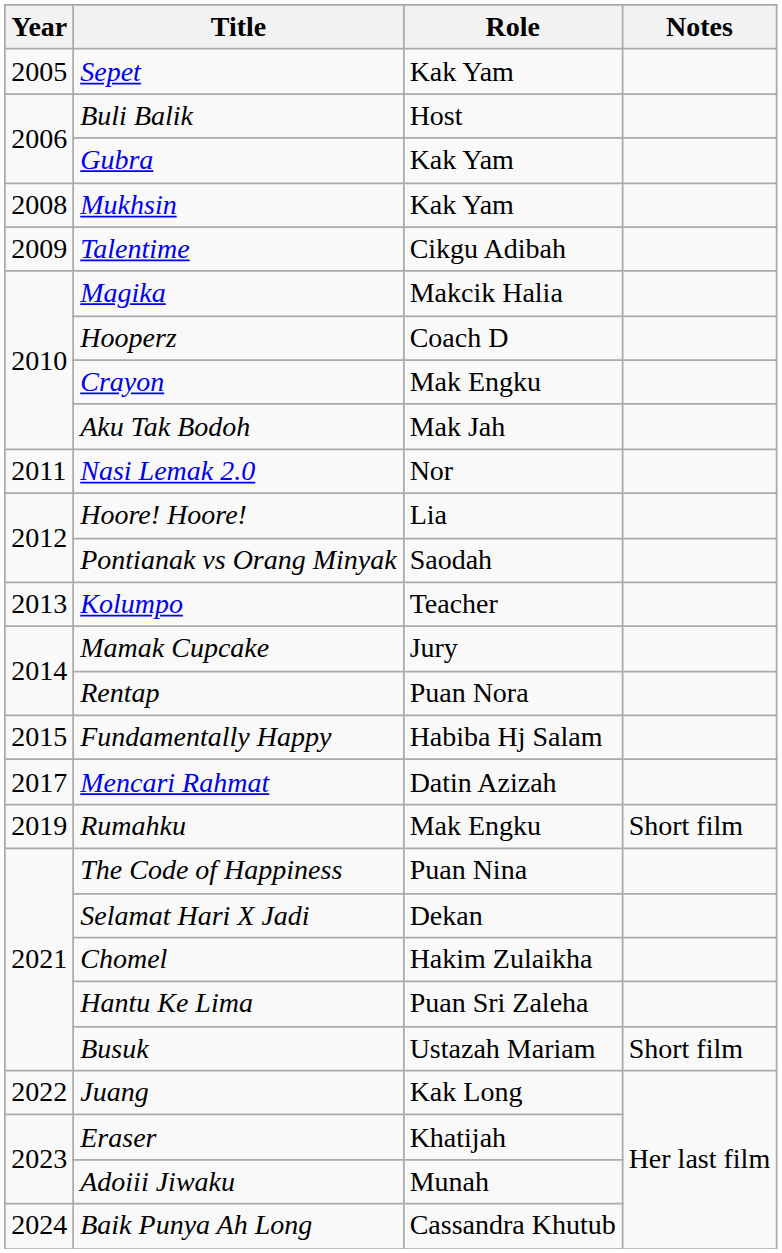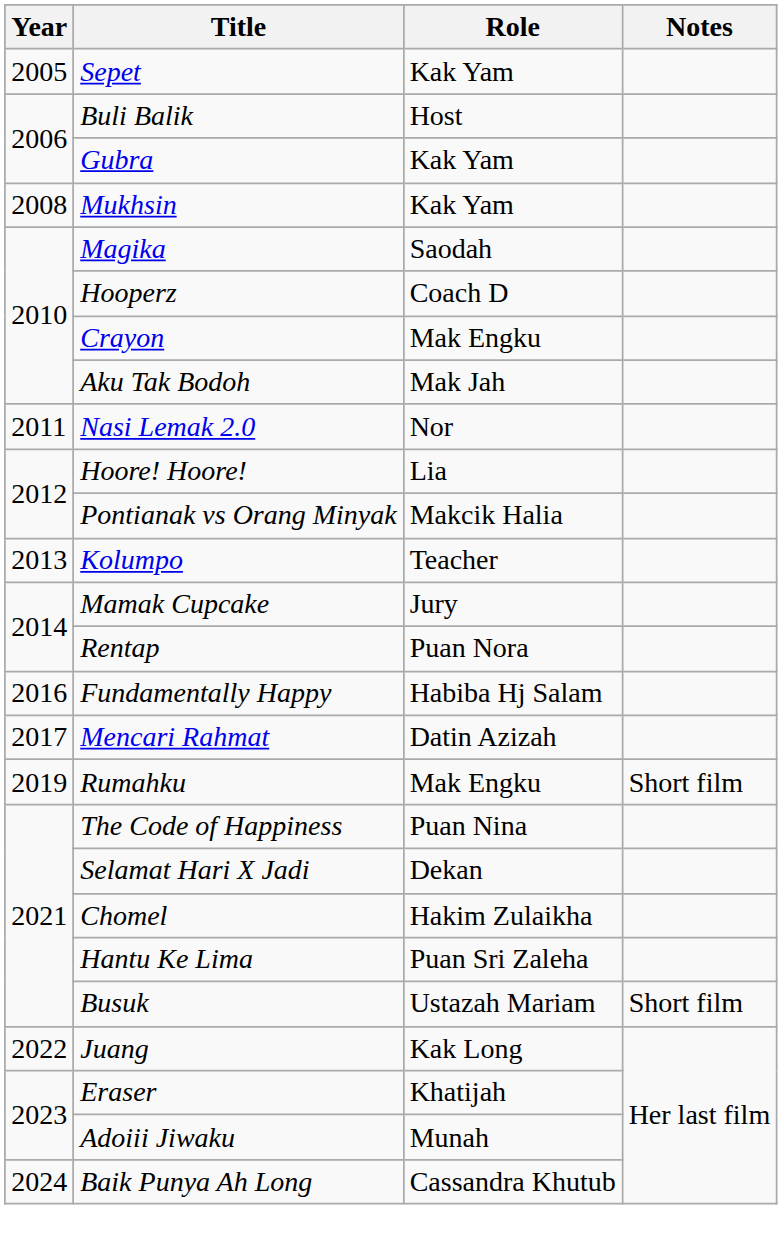- row: (135, 248)
(486, 293) Makcik Halia -> (451, 248) Saodah
(451, 559) Saodah -> (486, 515) Makcik Halia
(39, 737) 2015 -> (39, 692) 2016
